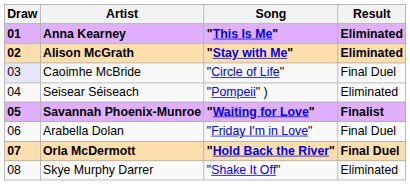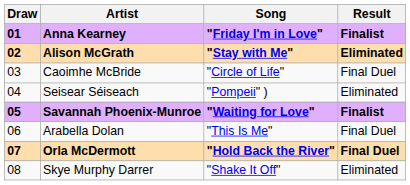(242, 33) "This Is Me" -> (265, 33) "Friday I'm in Love"
(372, 33) Eliminated -> (362, 33) Finalist
(14, 72) lavender background -> (14, 72) no background
(260, 131) "Friday I'm in Love" -> (240, 131) "This Is Me"
